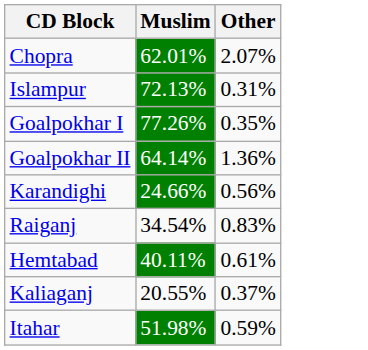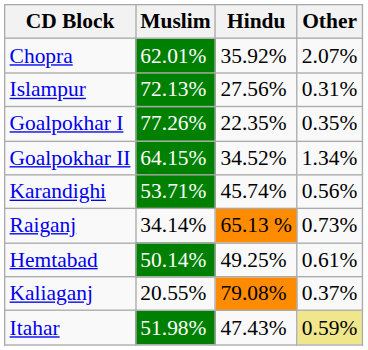+ column: (256, 21)
(173, 157) 64.14% -> (173, 157) 64.15%
(248, 157) 1.36% -> (330, 157) 1.34%
(173, 191) 24.66% -> (173, 191) 53.71%
(173, 225) 34.54% -> (173, 225) 34.14%
(248, 225) 0.83% -> (330, 225) 0.73%
(173, 259) 40.11% -> (173, 259) 50.14%
(248, 327) no background -> (330, 327) khaki background
